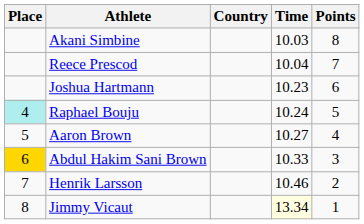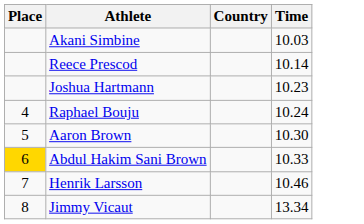- column: (336, 16)
(292, 64) 10.04 -> (292, 64) 10.14
(25, 111) paleturquoise background -> (25, 111) no background
(292, 135) 10.27 -> (292, 135) 10.30
(292, 207) lightyellow background -> (292, 207) no background
